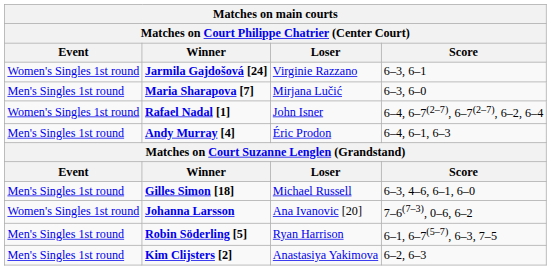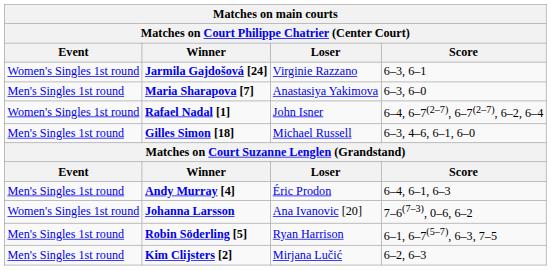(307, 91) Mirjana Lučić -> (326, 91) Anastasiya Yakimova
rows swapped: (190, 190) <-> (190, 133)
(326, 255) Anastasiya Yakimova -> (307, 255) Mirjana Lučić
